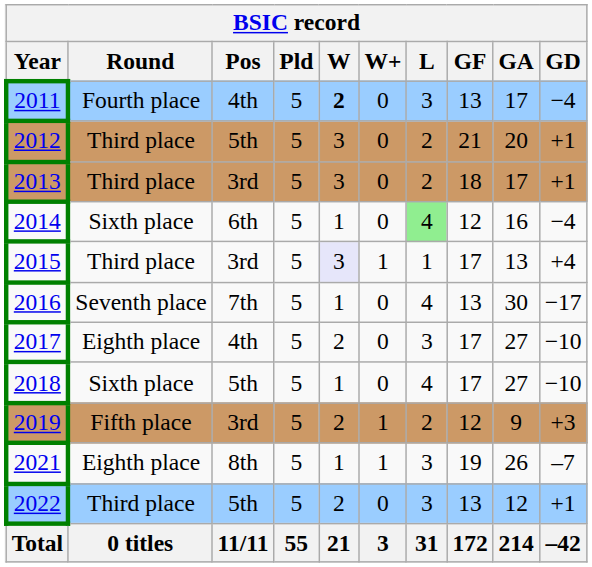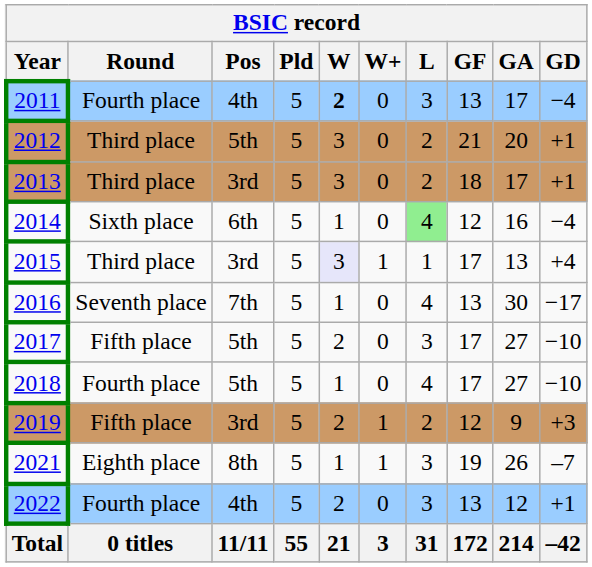(141, 342) Eighth place -> (141, 342) Fifth place
(243, 342) 4th -> (243, 342) 5th
(141, 382) Sixth place -> (141, 382) Fourth place
(141, 503) Third place -> (141, 503) Fourth place
(243, 503) 5th -> (243, 503) 4th
